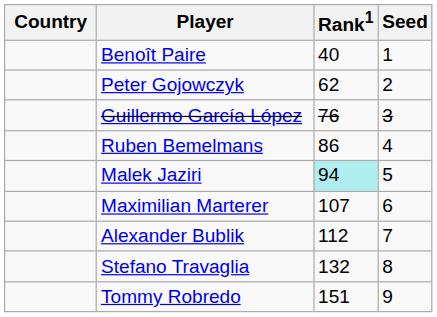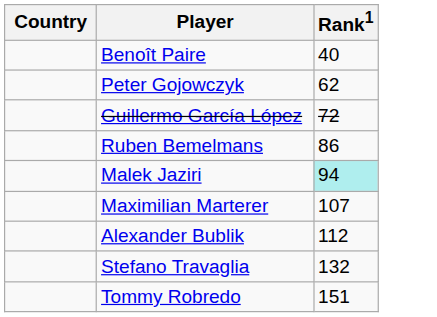- column: (405, 22)
(329, 115) 76 -> (329, 115) 72
